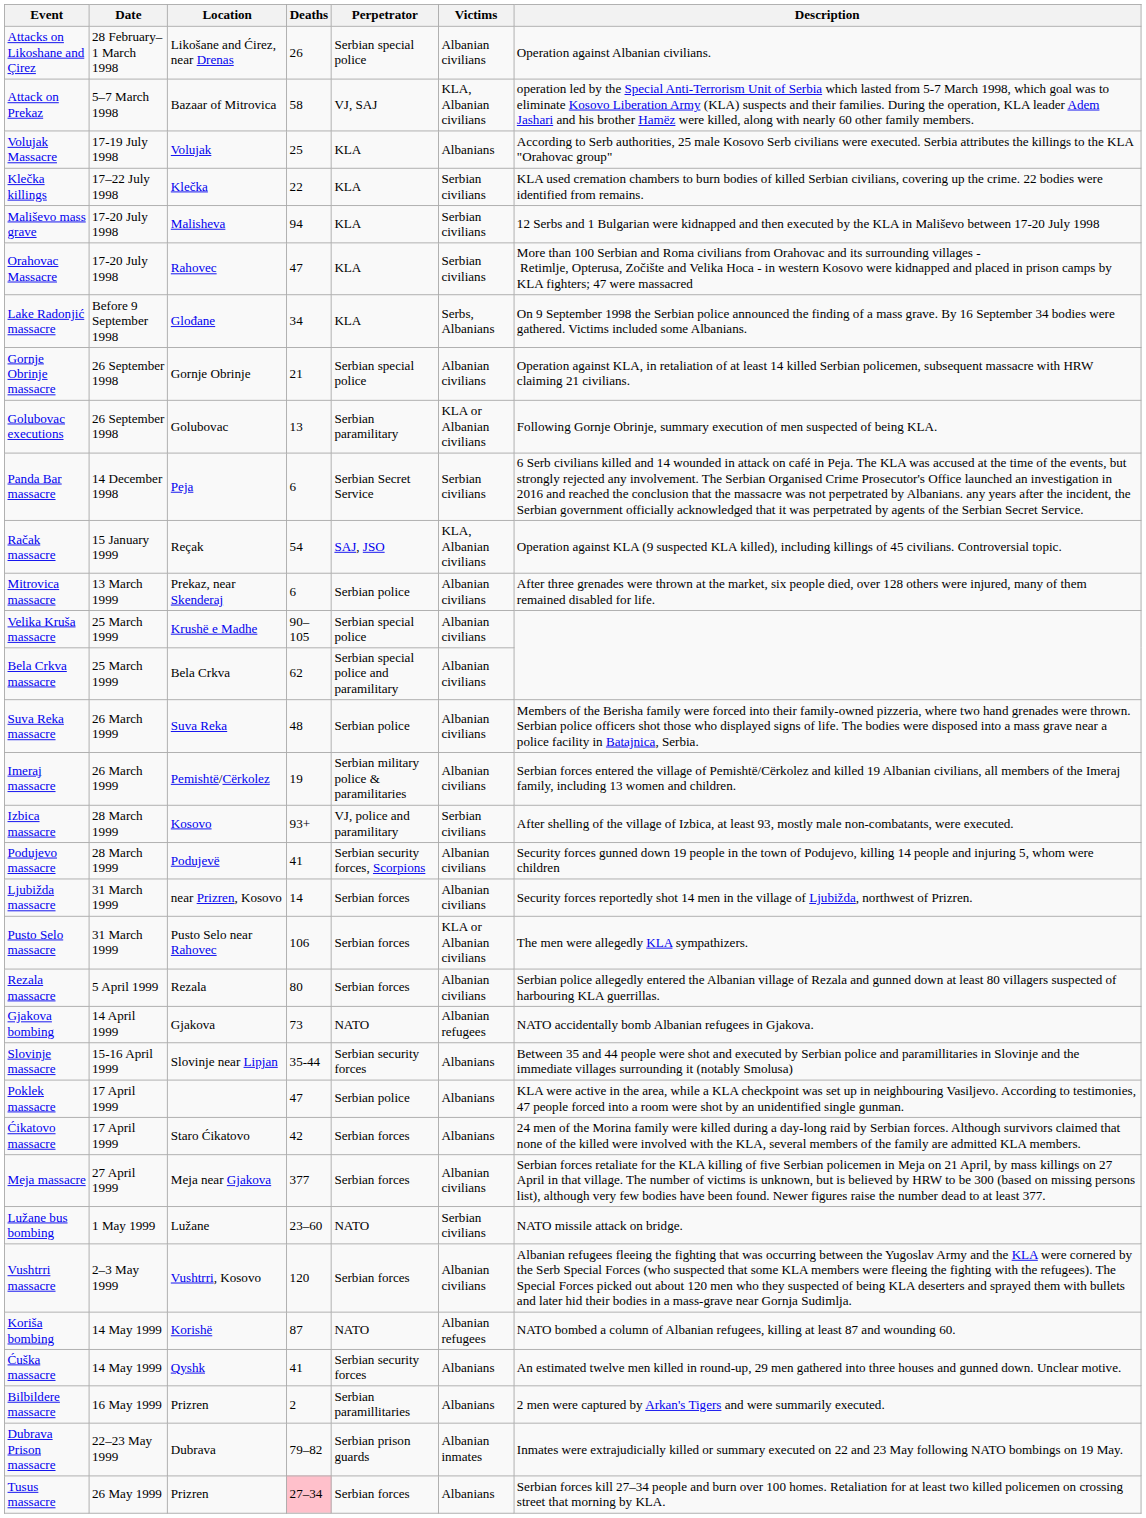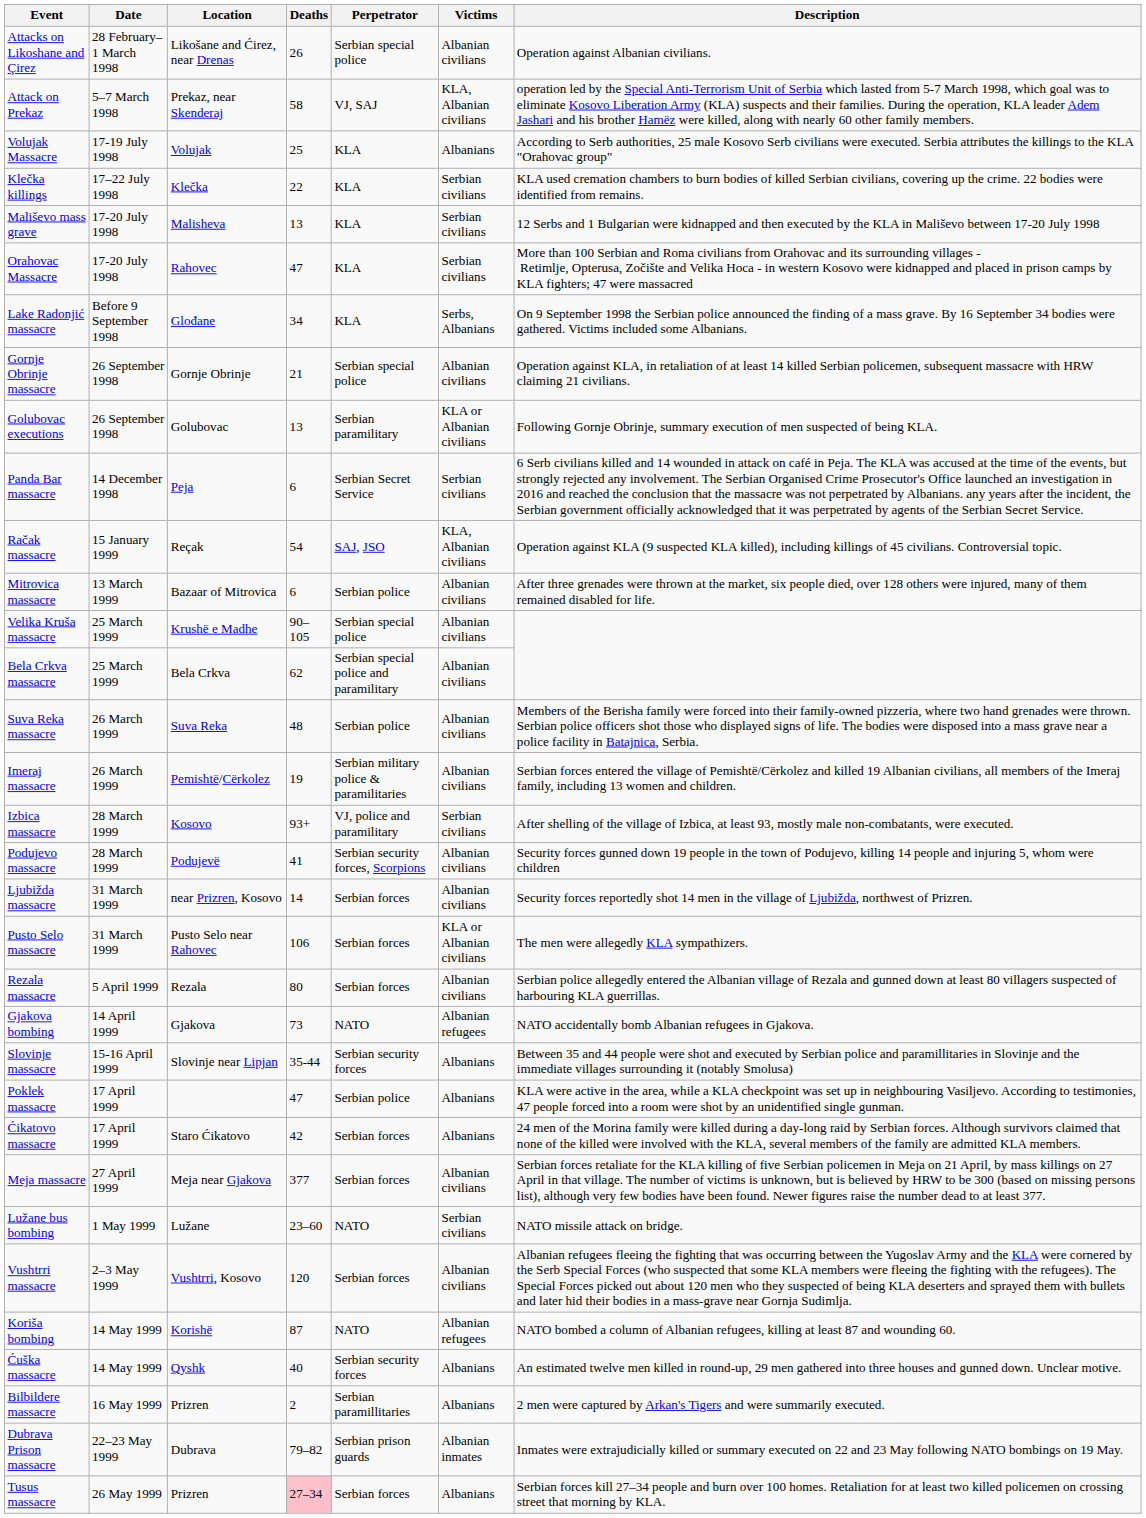(224, 105) Bazaar of Mitrovica -> (203, 105) Prekaz, near Skenderaj
(296, 224) 94 -> (296, 224) 13
(203, 592) Prekaz, near Skenderaj -> (224, 592) Bazaar of Mitrovica
(296, 1367) 41 -> (296, 1367) 40
